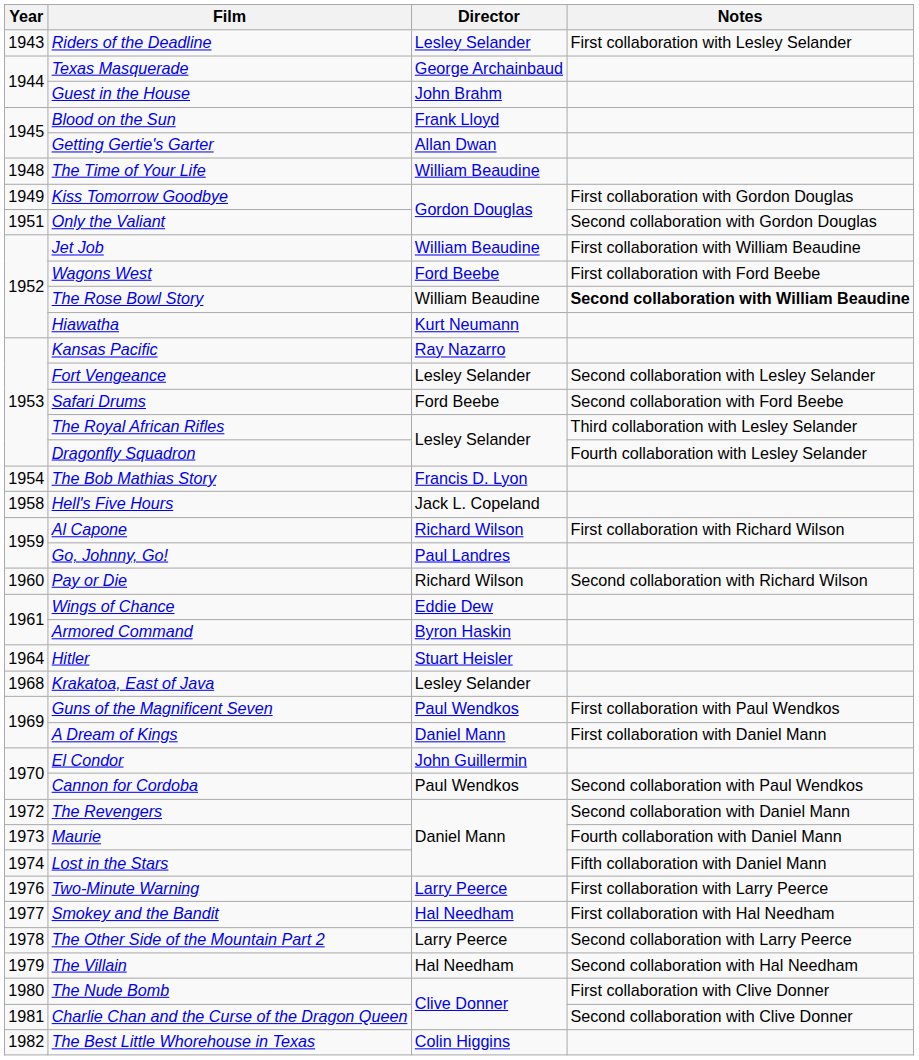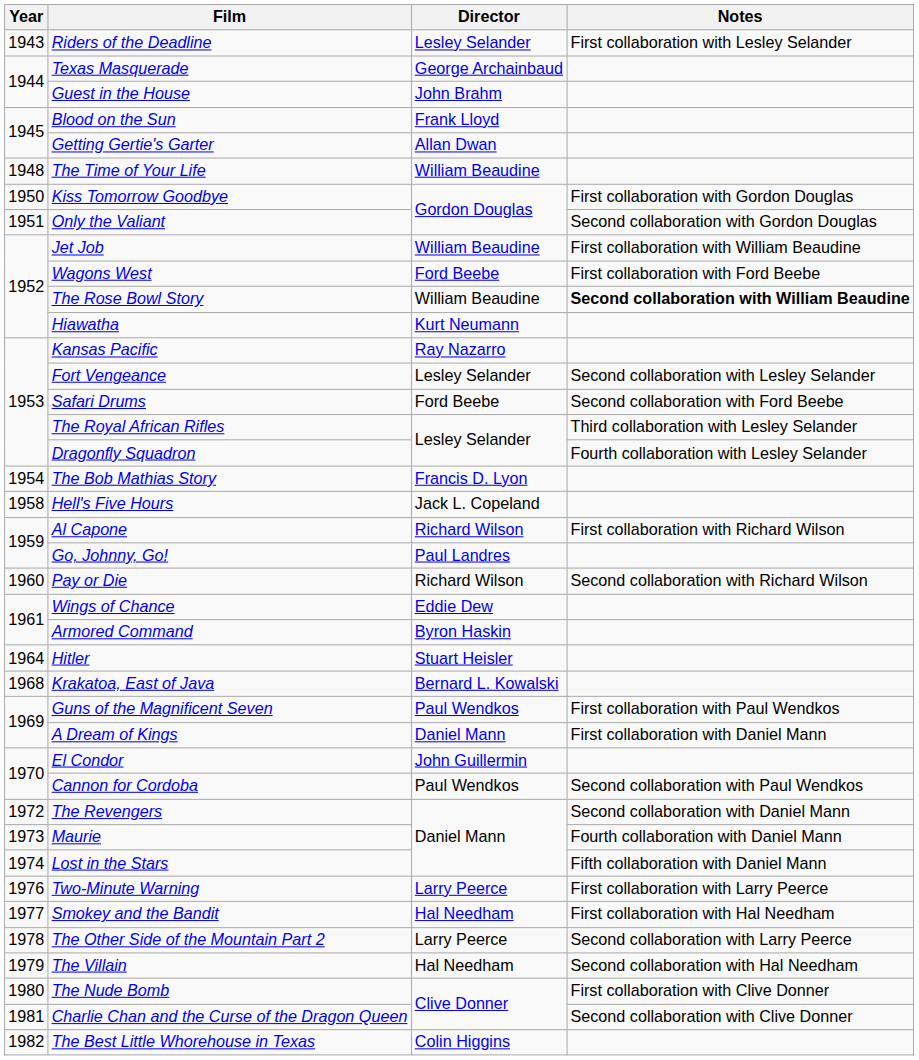(26, 196) 1949 -> (26, 196) 1950
(473, 683) Lesley Selander -> (487, 683) Bernard L. Kowalski
